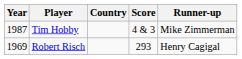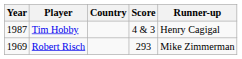(197, 29) Mike Zimmerman -> (190, 29) Henry Cagigal
(190, 46) Henry Cagigal -> (197, 46) Mike Zimmerman
